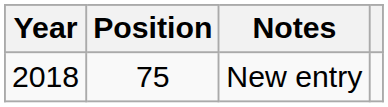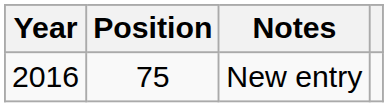(46, 76) 2018 -> (46, 76) 2016
